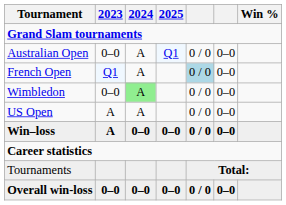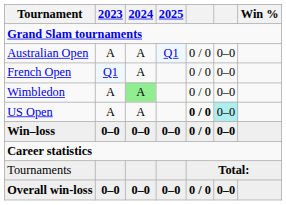(110, 53) 0–0 -> (110, 53) A
(200, 72) lightblue background -> (200, 72) no background
(110, 92) 0–0 -> (110, 92) A
(200, 111) normal -> (200, 111) bold
(226, 111) no background -> (226, 111) paleturquoise background
(110, 131) A -> (110, 131) 0–0
